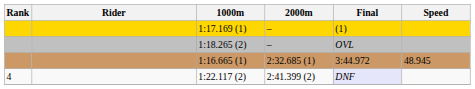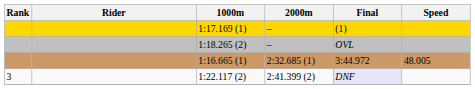(417, 60) 48.945 -> (417, 60) 48.005
(9, 76) 4 -> (9, 76) 3
